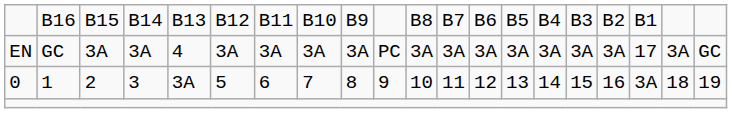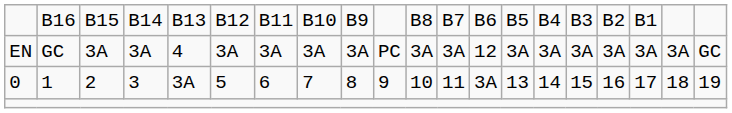(485, 51) 3A -> (485, 51) 12
(646, 51) 17 -> (646, 51) 3A
(485, 83) 12 -> (485, 83) 3A
(646, 83) 3A -> (646, 83) 17
